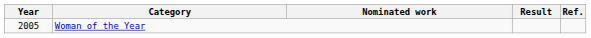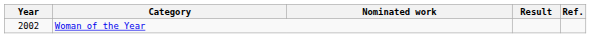(29, 26) 2005 -> (29, 26) 2002
